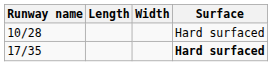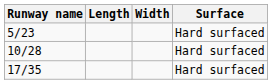+ row: (21, 32)
(220, 51) bold -> (220, 70) normal
